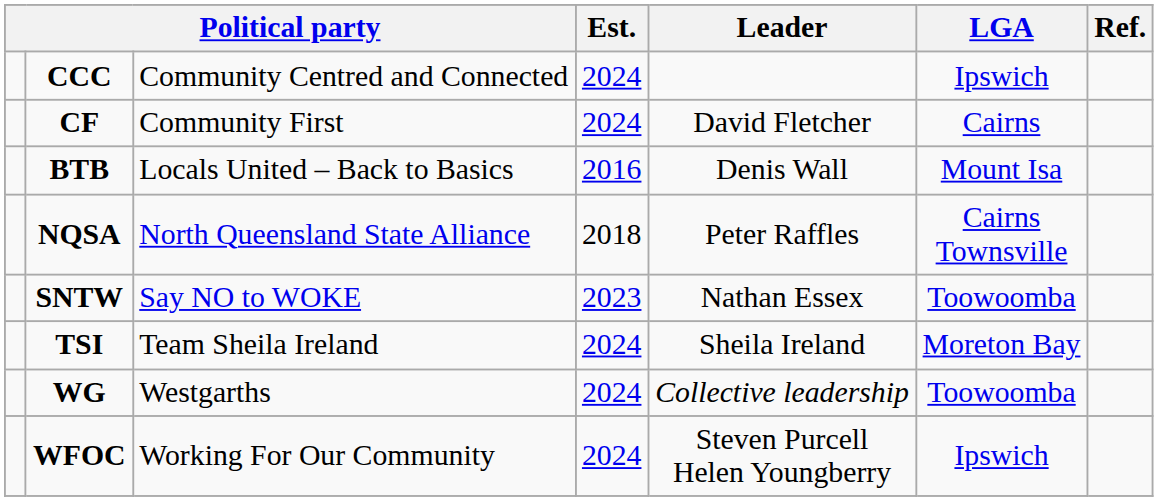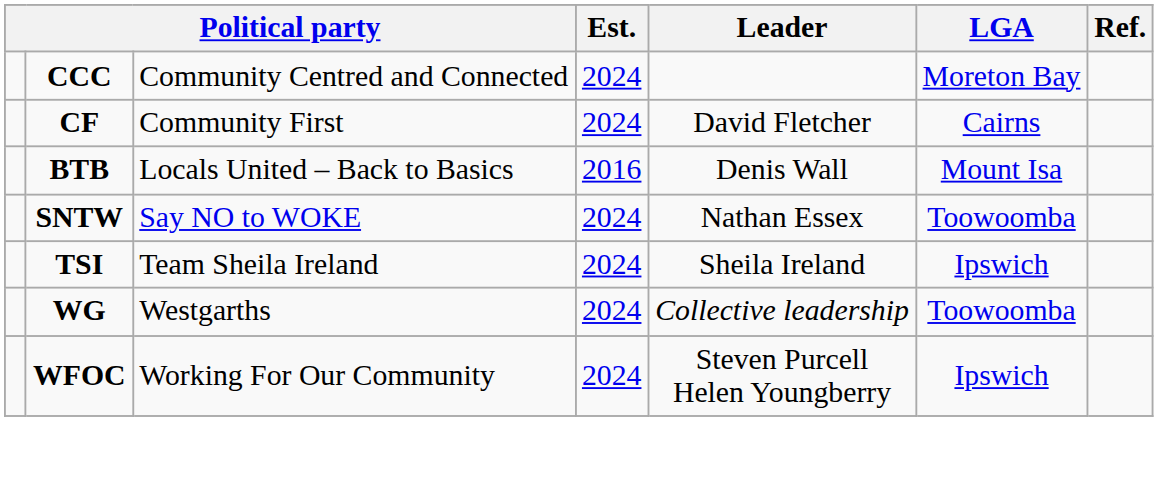(1002, 75) Ipswich -> (1002, 75) Moreton Bay
- row: (79, 233)
(612, 297) 2023 -> (612, 216) 2024
(1002, 344) Moreton Bay -> (1002, 264) Ipswich
